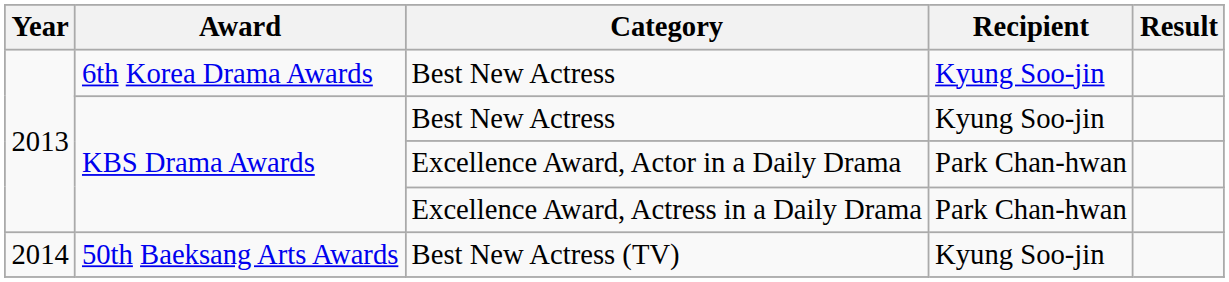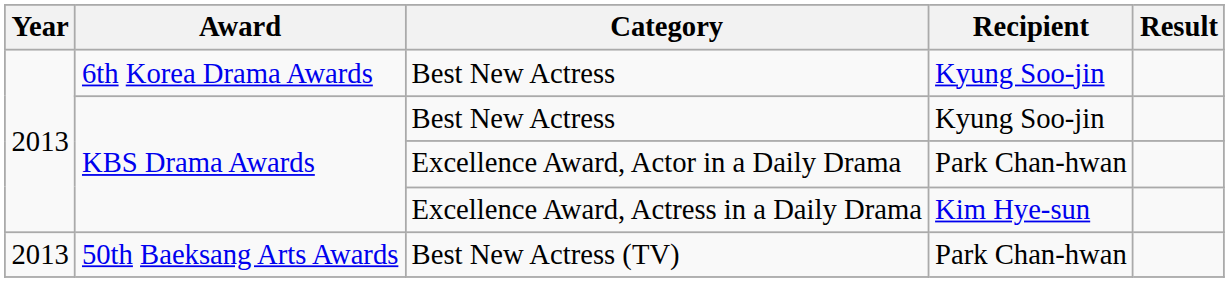(1031, 208) Park Chan-hwan -> (1013, 208) Kim Hye-sun
(40, 254) 2014 -> (40, 254) 2013
(1020, 254) Kyung Soo-jin -> (1031, 254) Park Chan-hwan
